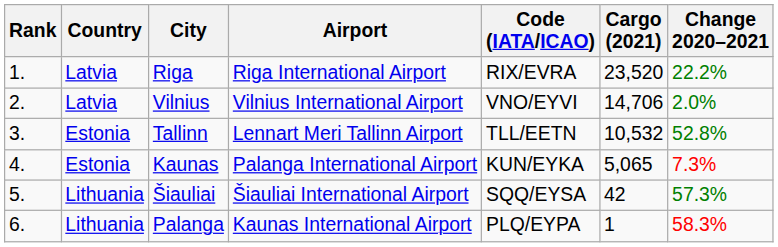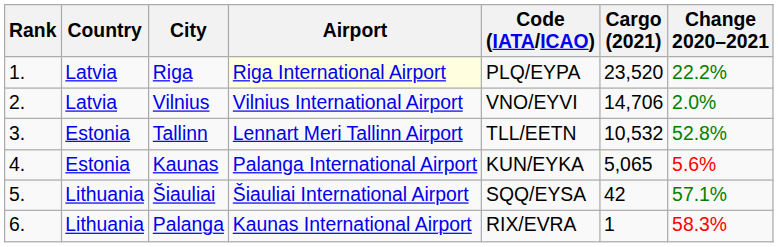(339, 72) no background -> (339, 72) lightyellow background
(531, 72) RIX/EVRA -> (533, 72) PLQ/EYPA
(694, 164) 7.3% -> (694, 164) 5.6%
(700, 195) 57.3% -> (700, 195) 57.1%
(533, 225) PLQ/EYPA -> (531, 225) RIX/EVRA
